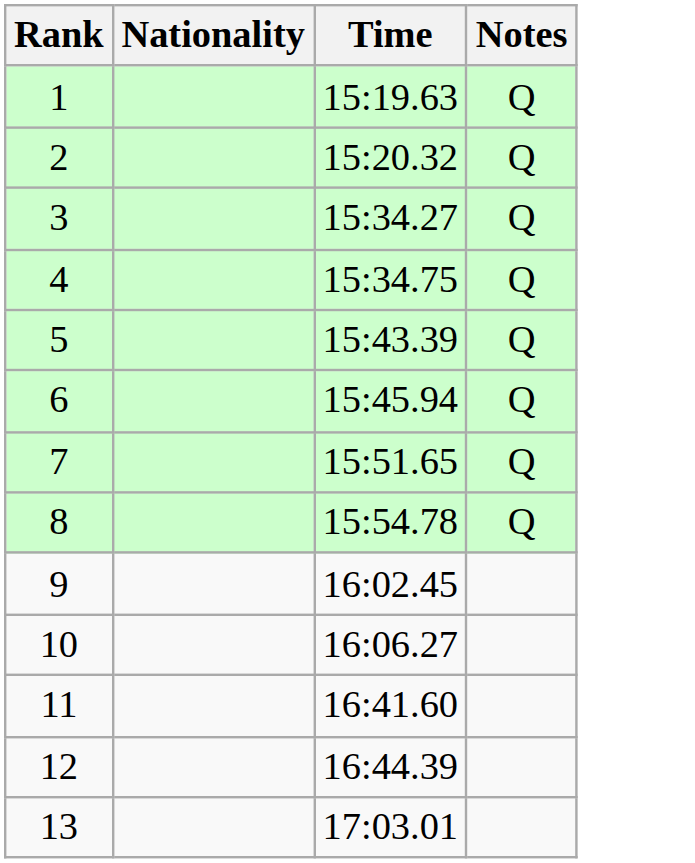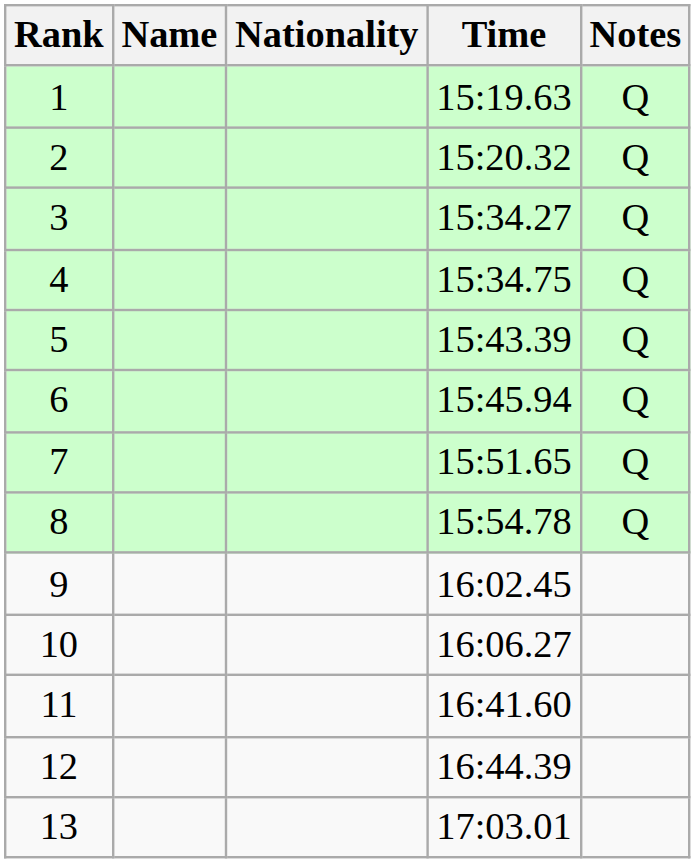+ column: (169, 34)
